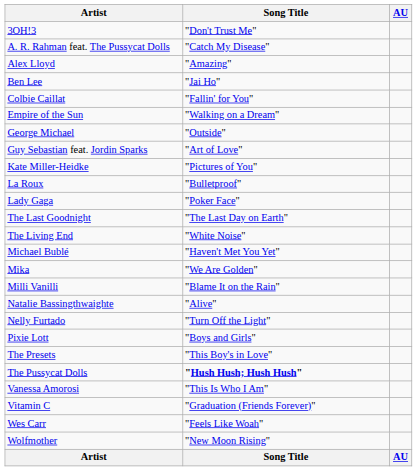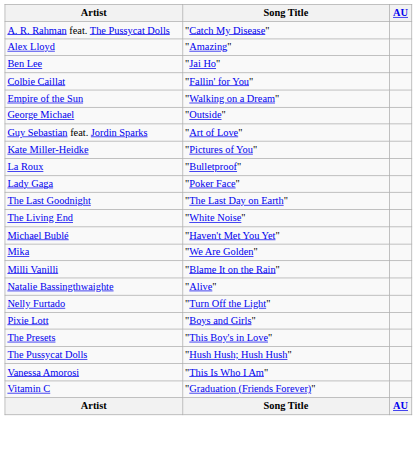- row: (22, 30)
(244, 372) bold -> (238, 355) normal
- row: (27, 423)
- row: (32, 440)
